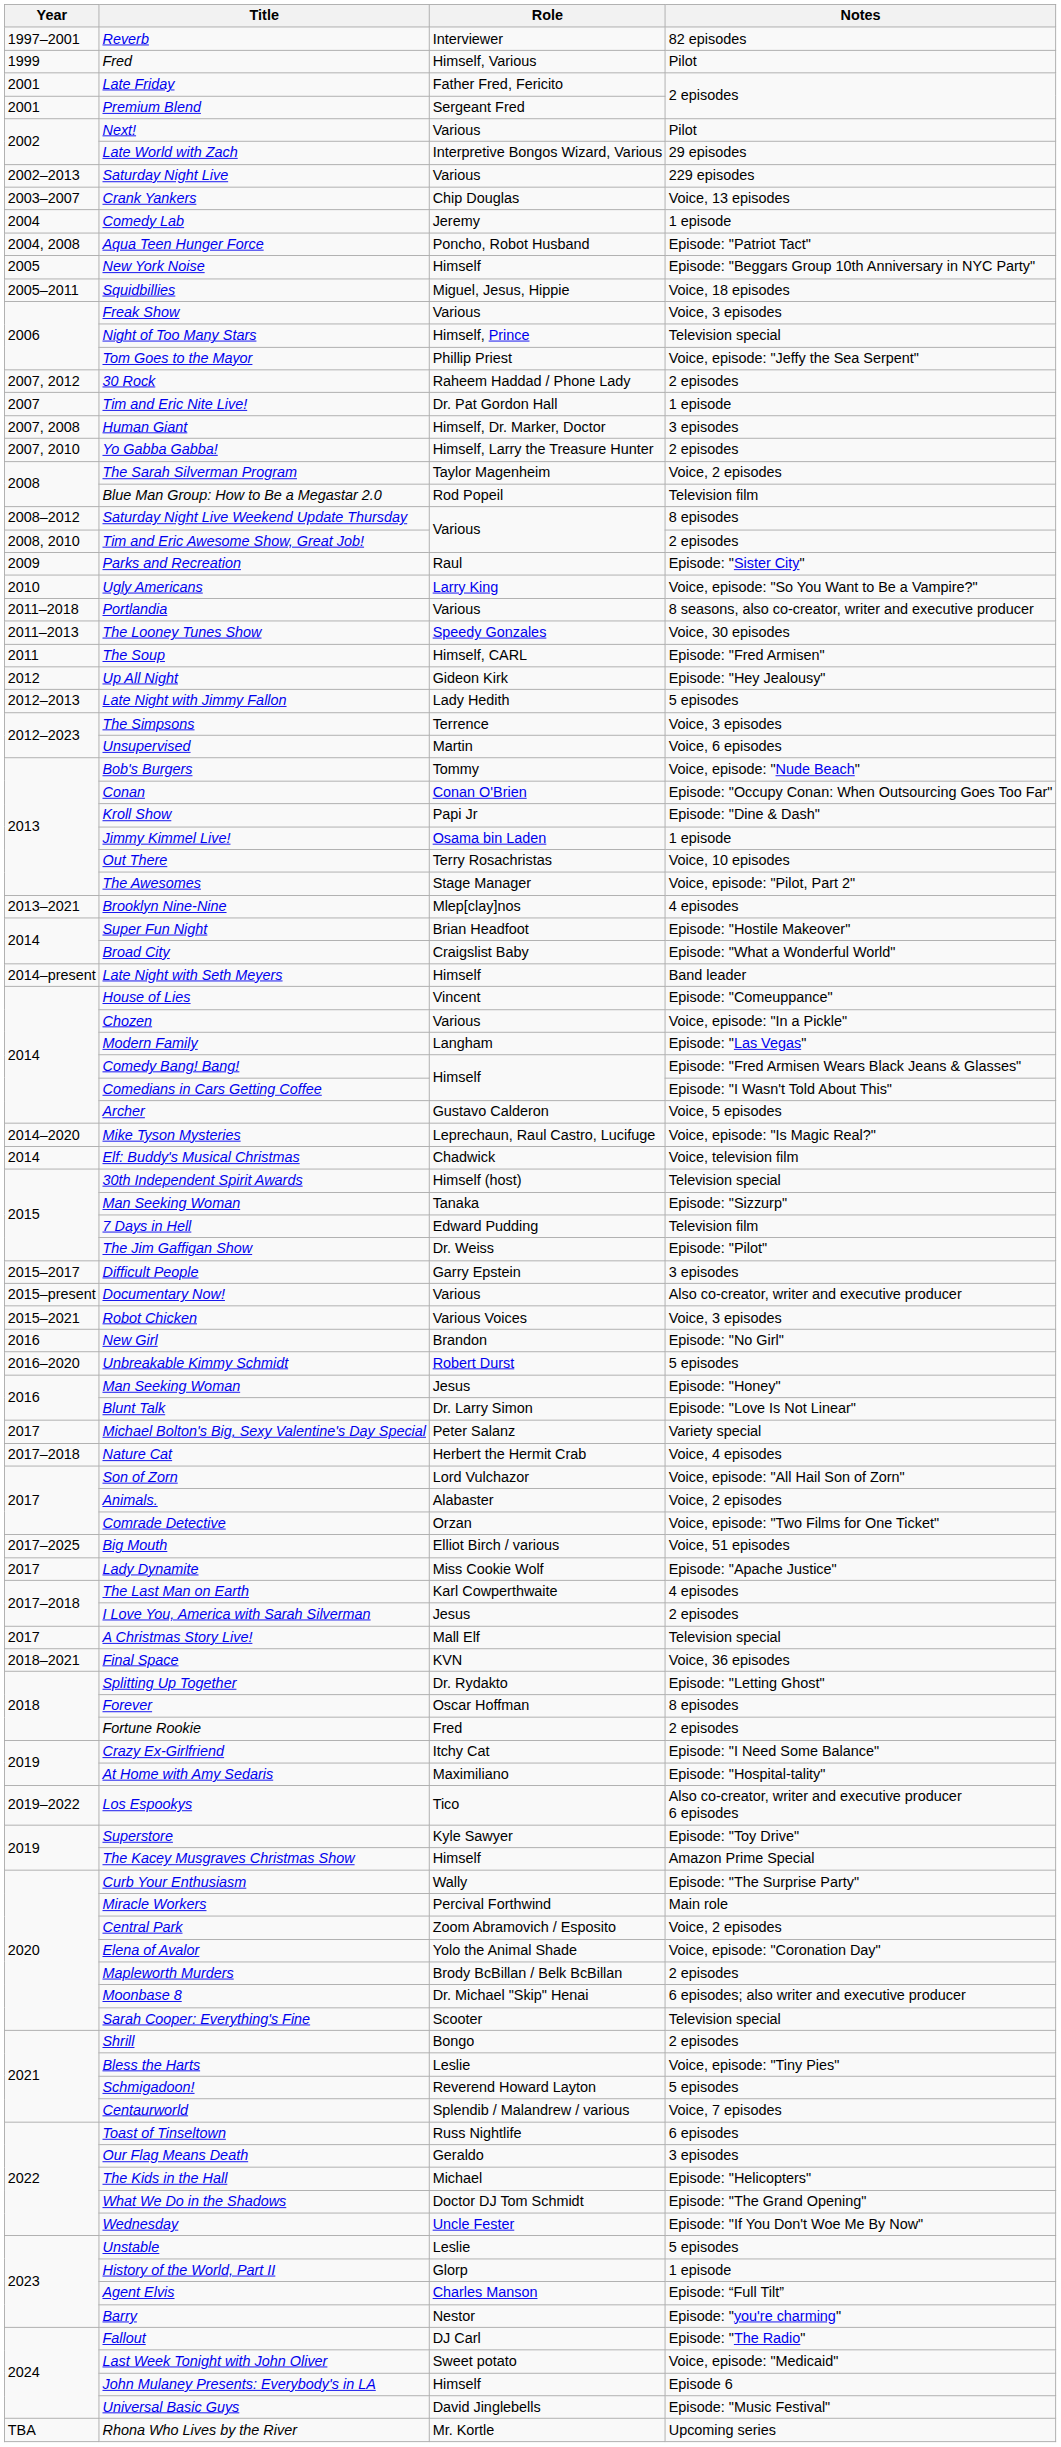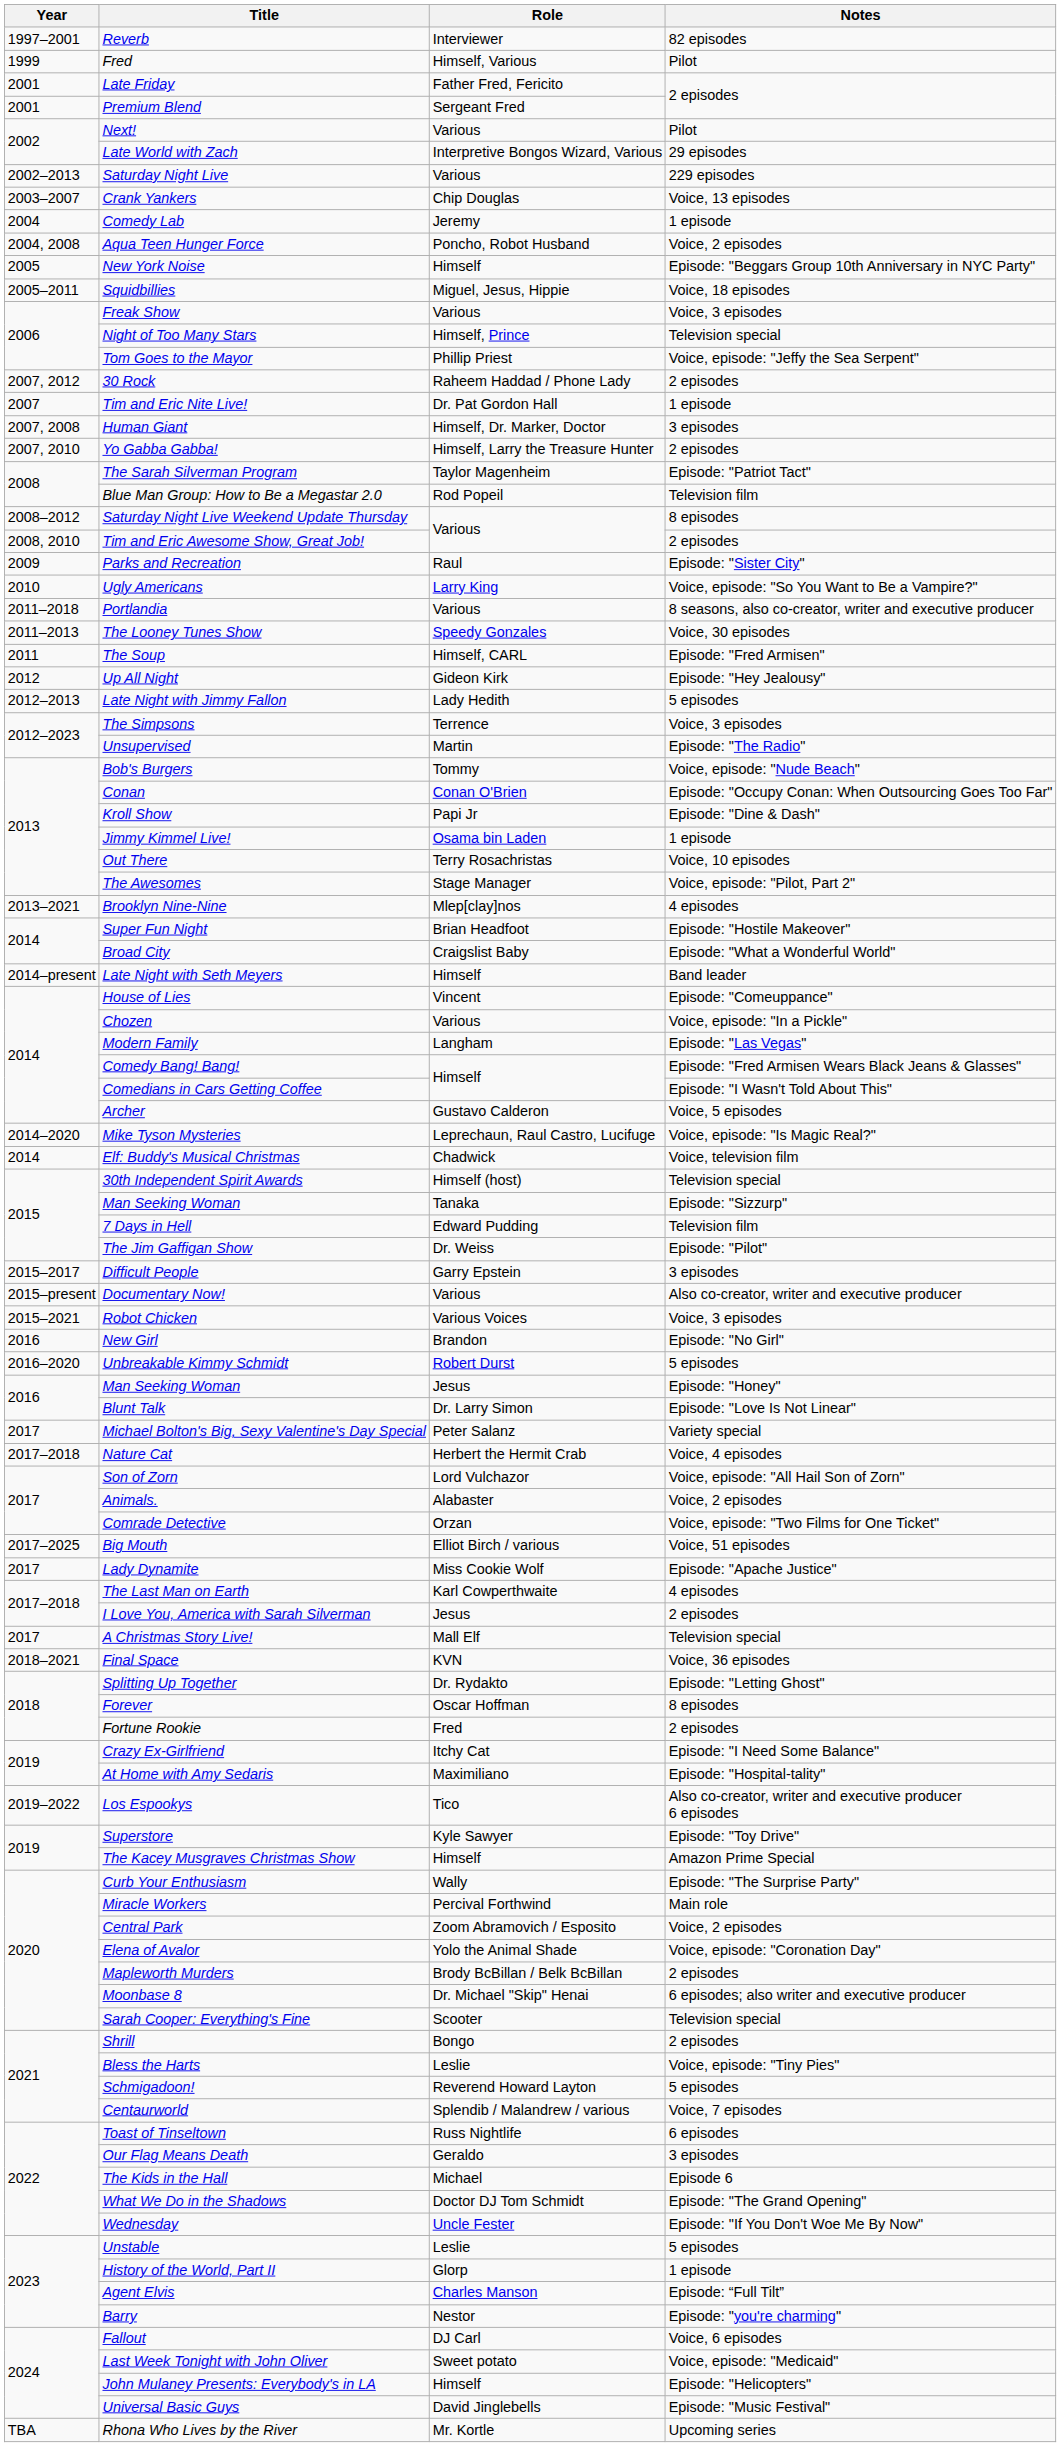(740, 244) Episode: "Patriot Tact" -> (725, 244) Voice, 2 episodes
(725, 472) Voice, 2 episodes -> (740, 472) Episode: "Patriot Tact"
(725, 746) Voice, 6 episodes -> (737, 746) Episode: "The Radio"
(740, 2178) Episode: "Helicopters" -> (701, 2178) Episode 6
(737, 2338) Episode: "The Radio" -> (725, 2338) Voice, 6 episodes
(701, 2384) Episode 6 -> (740, 2384) Episode: "Helicopters"
